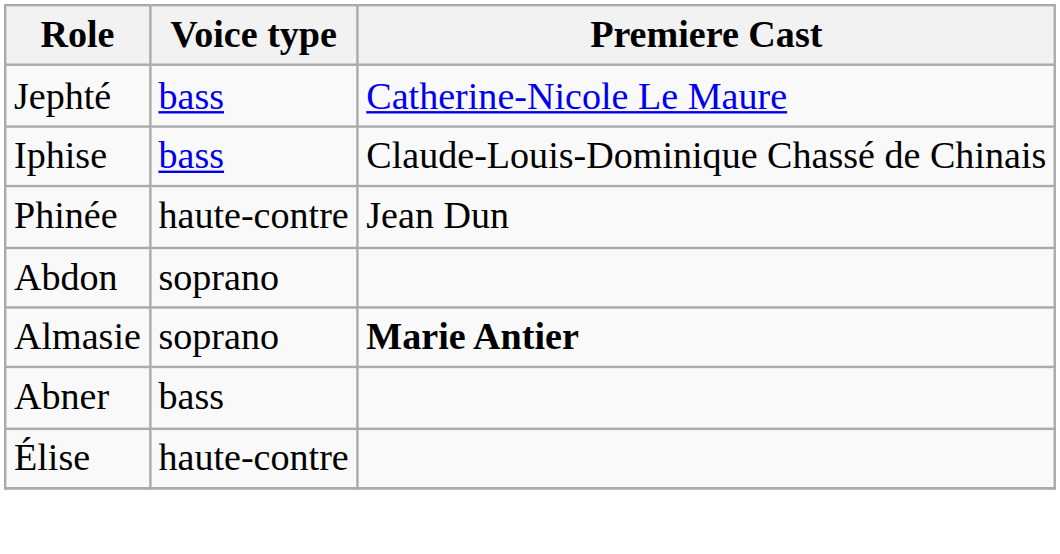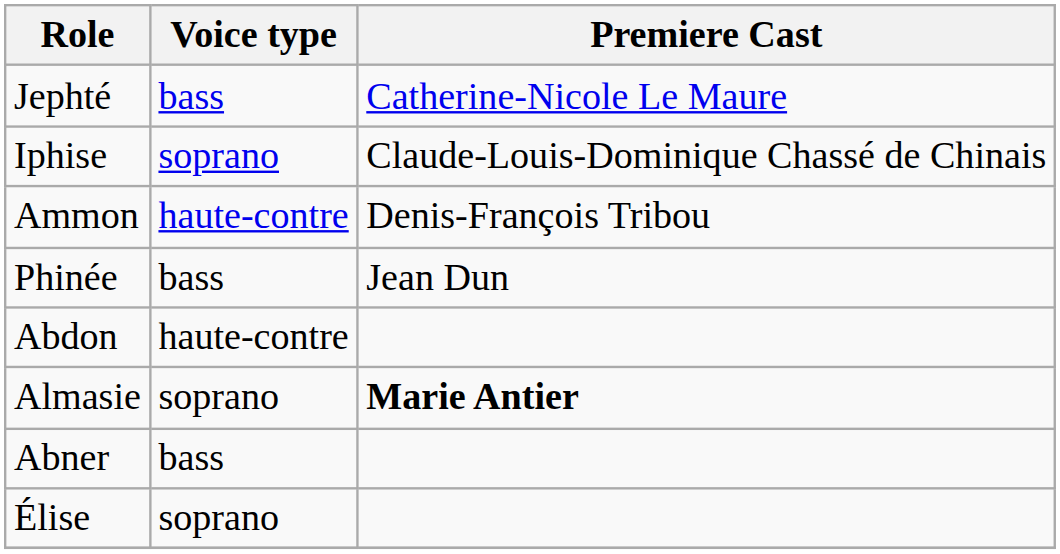(191, 155) bass -> (219, 155) soprano
+ row: (76, 215)
(254, 215) haute-contre -> (191, 276) bass
(219, 276) soprano -> (254, 336) haute-contre
(254, 457) haute-contre -> (219, 517) soprano
